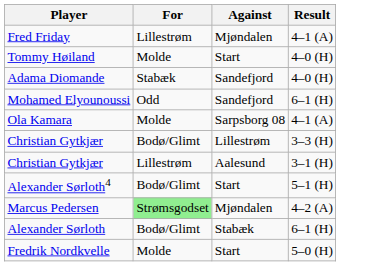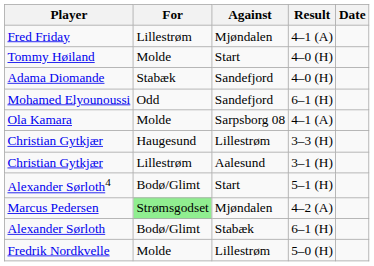+ column: (352, 15)
(168, 141) Bodø/Glimt -> (166, 141) Haugesund
(227, 250) Start -> (243, 250) Lillestrøm
